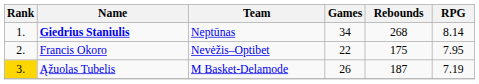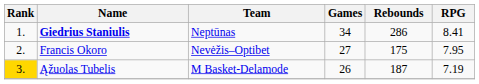(399, 32) 268 -> (399, 32) 286
(453, 32) 8.14 -> (453, 32) 8.41
(345, 50) 22 -> (345, 50) 27
